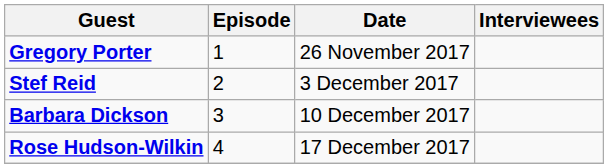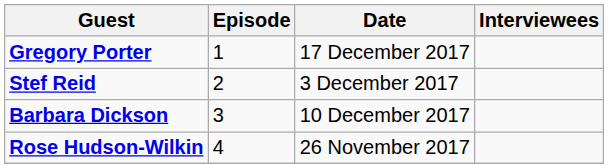(385, 52) 26 November 2017 -> (385, 52) 17 December 2017
(385, 147) 17 December 2017 -> (385, 147) 26 November 2017
